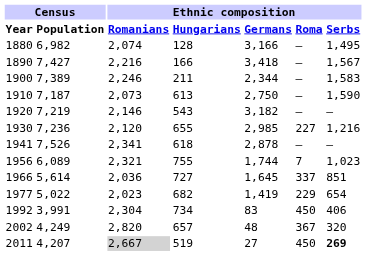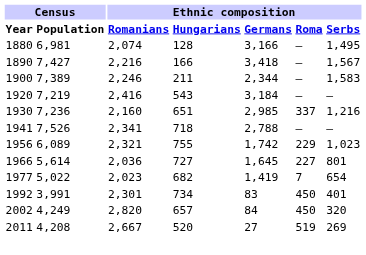(53, 45) 6,982 -> (53, 45) 6,981
- row: (19, 95)
(125, 111) 2,146 -> (125, 95) 2,416
(261, 111) 3,182 -> (261, 95) 3,184
(125, 128) 2,120 -> (125, 111) 2,160
(183, 128) 655 -> (183, 111) 651
(306, 128) 227 -> (306, 111) 337
(183, 144) 618 -> (183, 128) 718
(261, 144) 2,878 -> (261, 128) 2,788
(261, 161) 1,744 -> (261, 144) 1,742
(299, 161) 7 -> (306, 144) 229
(306, 177) 337 -> (306, 161) 227
(336, 177) 851 -> (336, 161) 801
(306, 194) 229 -> (299, 177) 7
(125, 210) 2,304 -> (125, 194) 2,301
(336, 210) 406 -> (336, 194) 401
(251, 227) 48 -> (251, 210) 84
(306, 227) 367 -> (306, 210) 450
(53, 244) 4,207 -> (53, 227) 4,208
(125, 244) lightgrey background -> (125, 227) no background
(183, 244) 519 -> (183, 227) 520
(306, 244) 450 -> (306, 227) 519
(336, 244) bold -> (336, 227) normal
